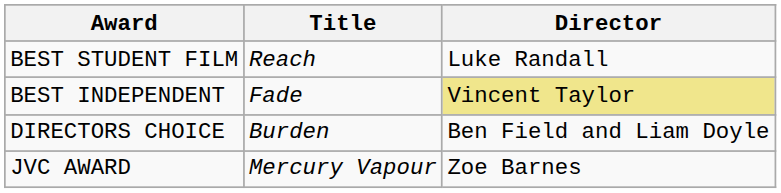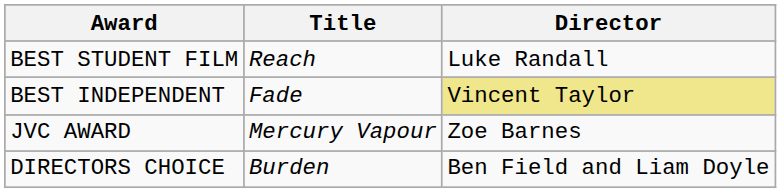rows swapped: (118, 132) <-> (71, 169)
